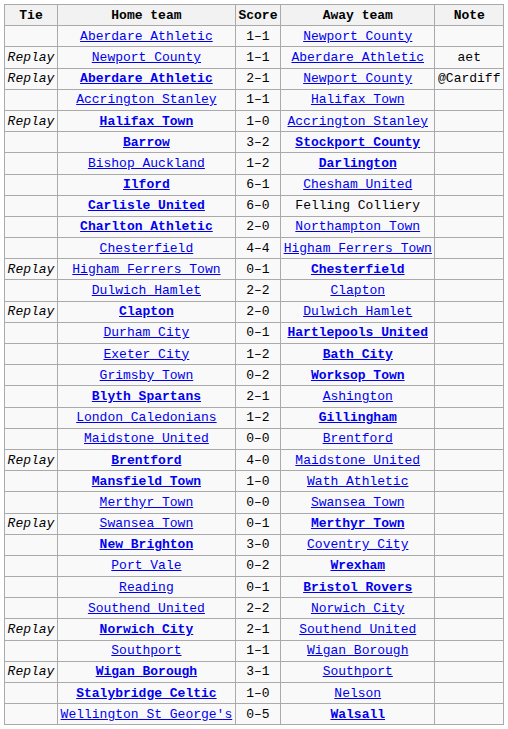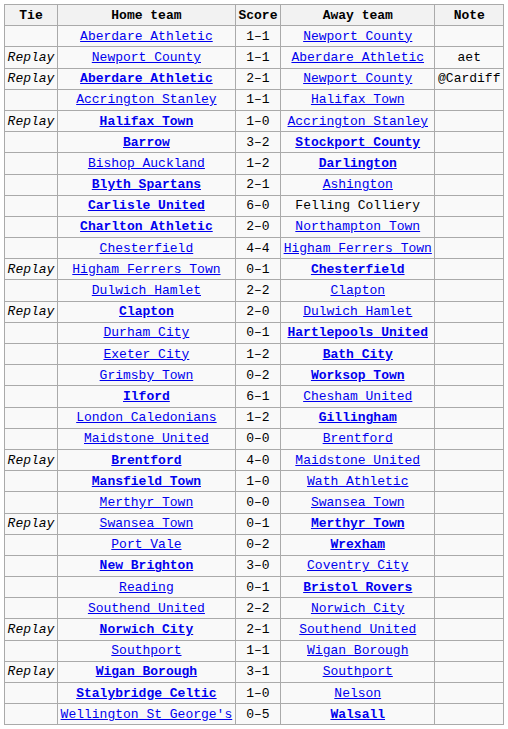rows swapped: (146, 396) <-> (146, 185)
rows swapped: (146, 545) <-> (146, 566)
